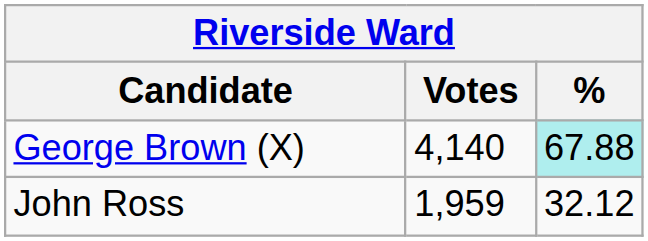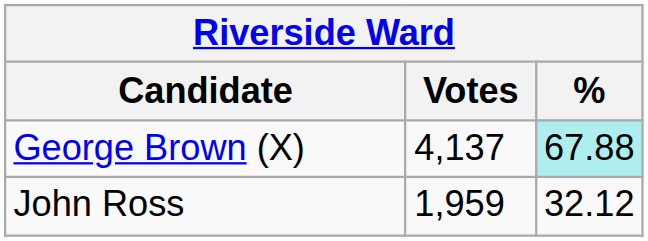(460, 147) 4,140 -> (460, 147) 4,137
